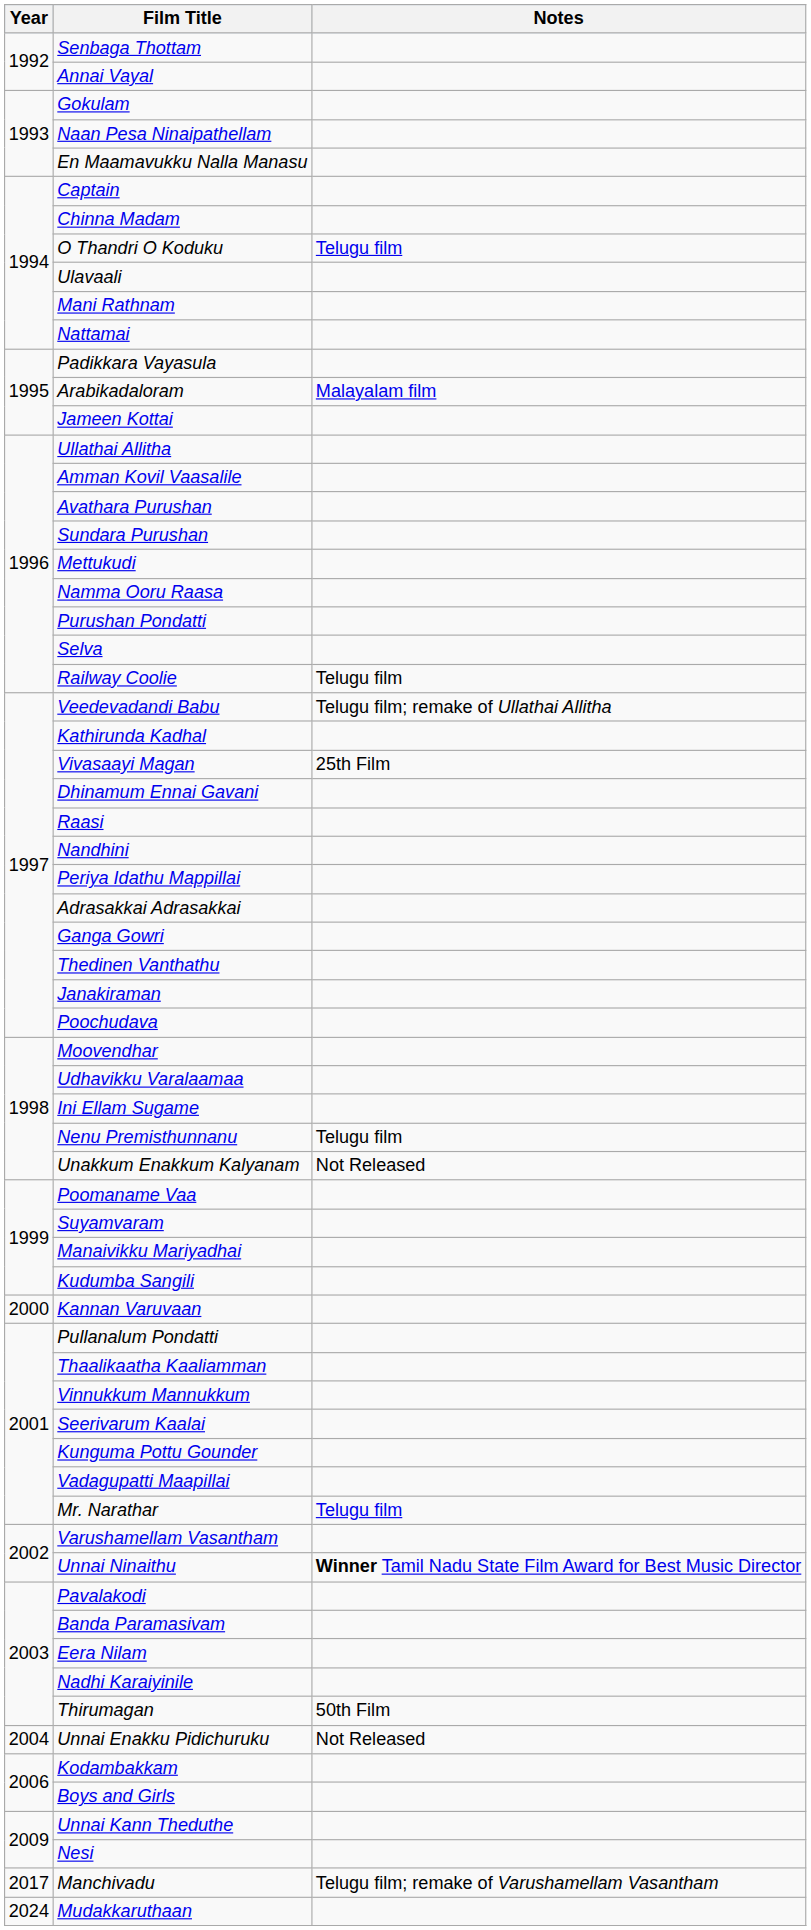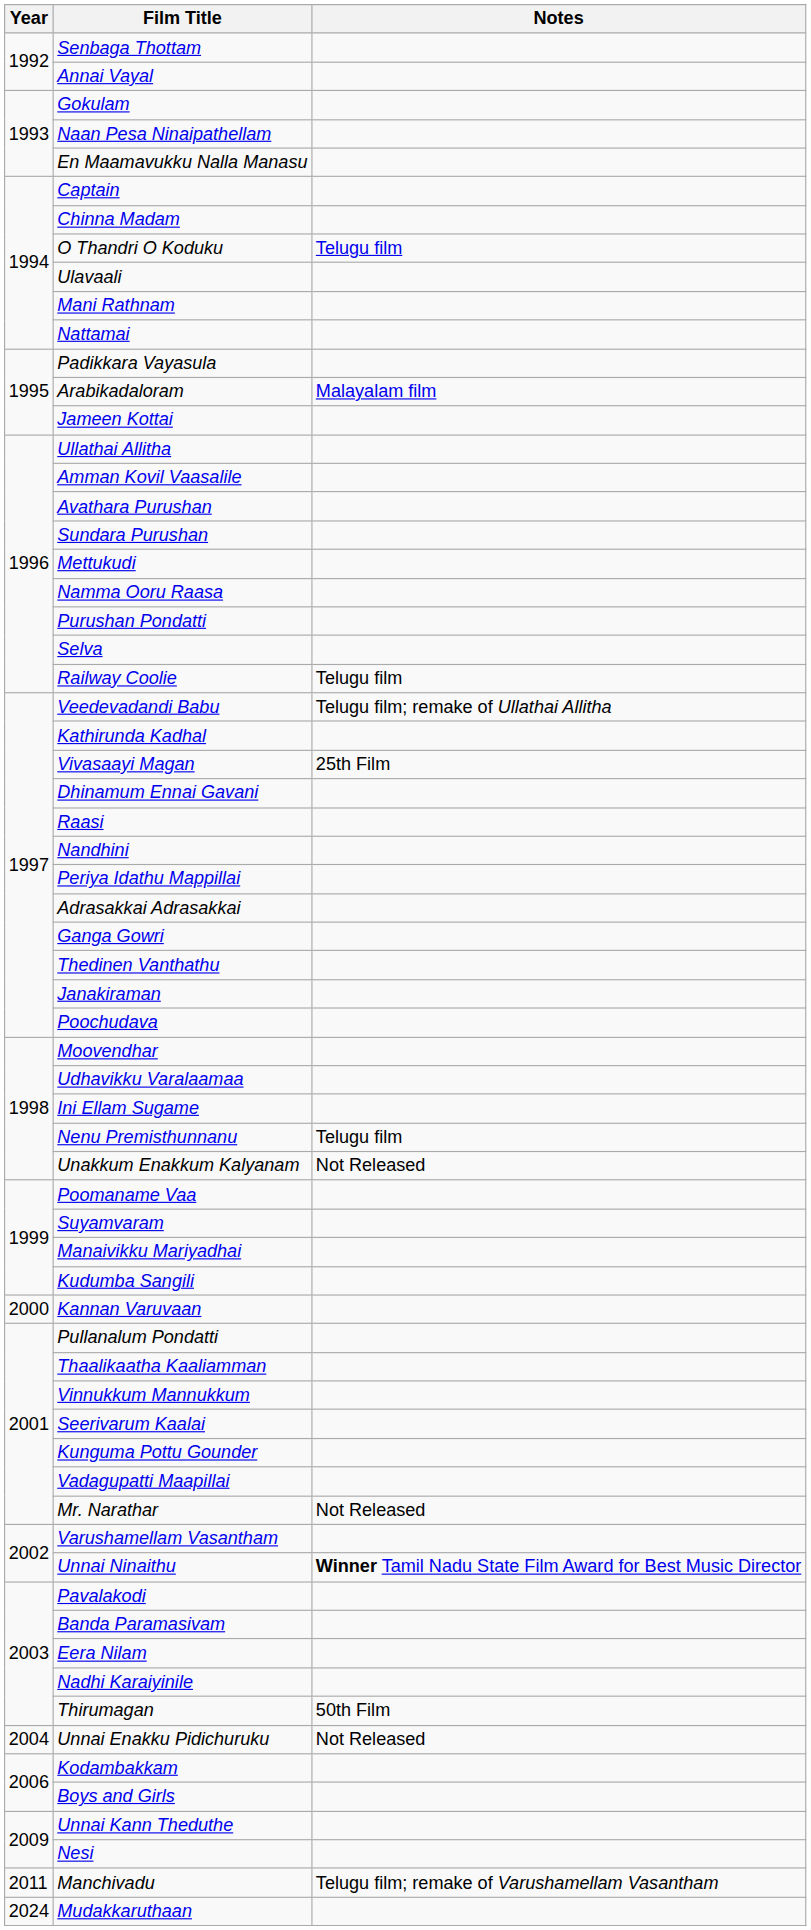(359, 1509) Telugu film -> (371, 1509) Not Released
(29, 1882) 2017 -> (28, 1882) 2011
